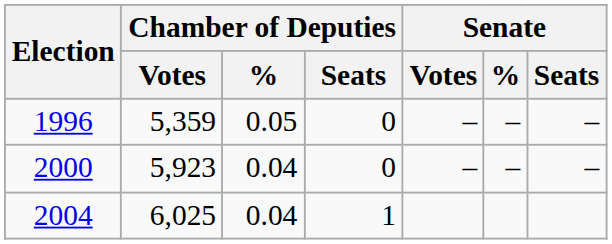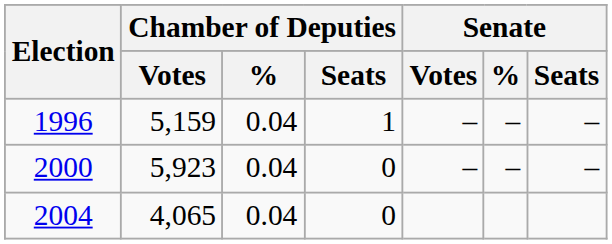(183, 121) 5,359 -> (183, 121) 5,159
(272, 121) 0.05 -> (272, 121) 0.04
(389, 121) 0 -> (389, 121) 1
(183, 214) 6,025 -> (183, 214) 4,065
(389, 214) 1 -> (389, 214) 0
